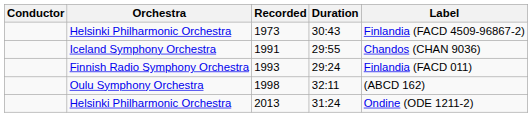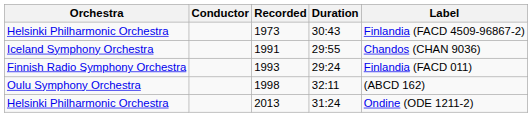columns swapped: (36, 13) <-> (159, 13)
